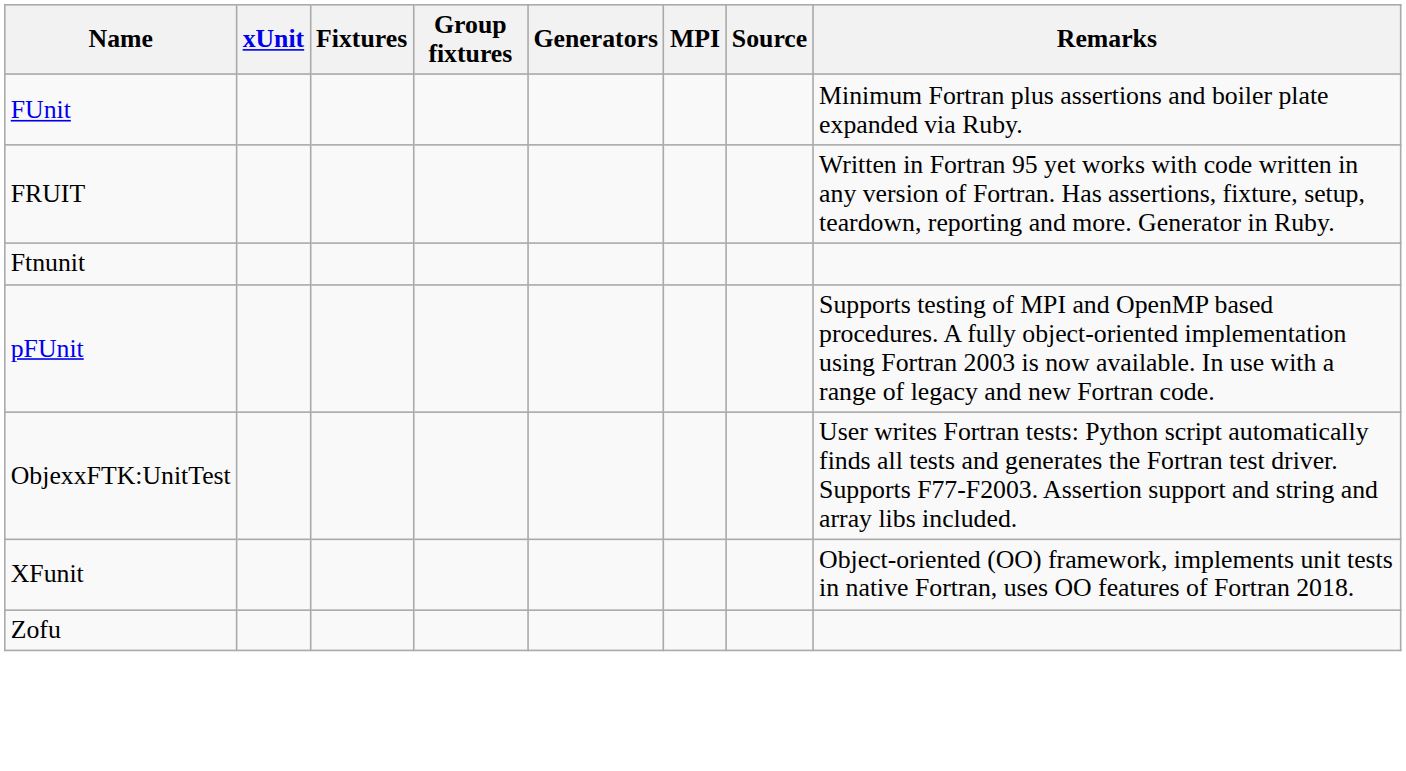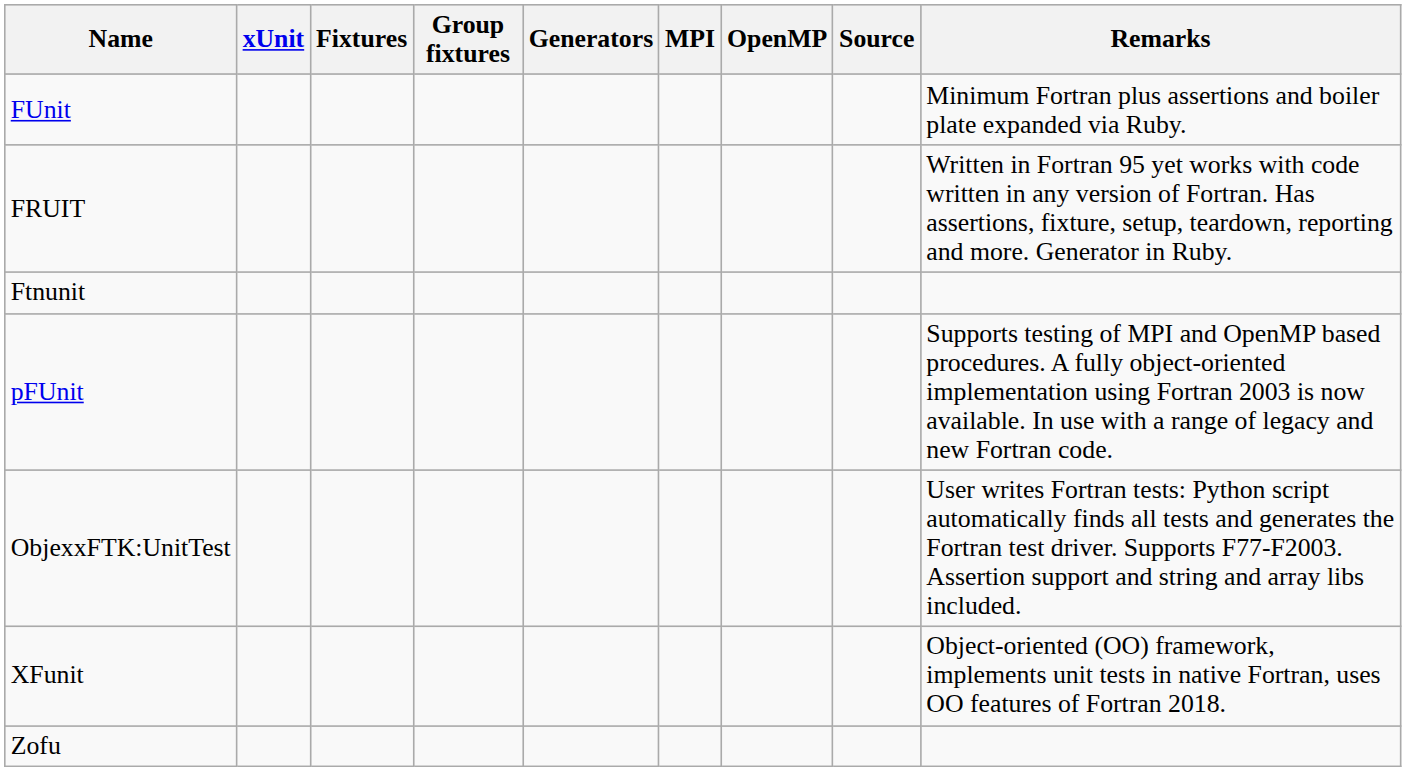+ column: (777, 39)
